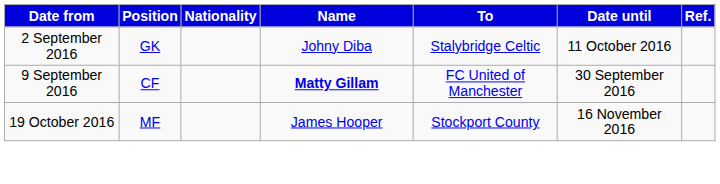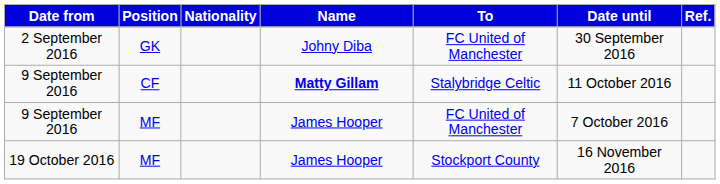(485, 46) Stalybridge Celtic -> (485, 46) FC United of Manchester
(619, 46) 11 October 2016 -> (619, 46) 30 September 2016
(485, 84) FC United of Manchester -> (485, 84) Stalybridge Celtic
(619, 84) 30 September 2016 -> (619, 84) 11 October 2016
+ row: (62, 122)
